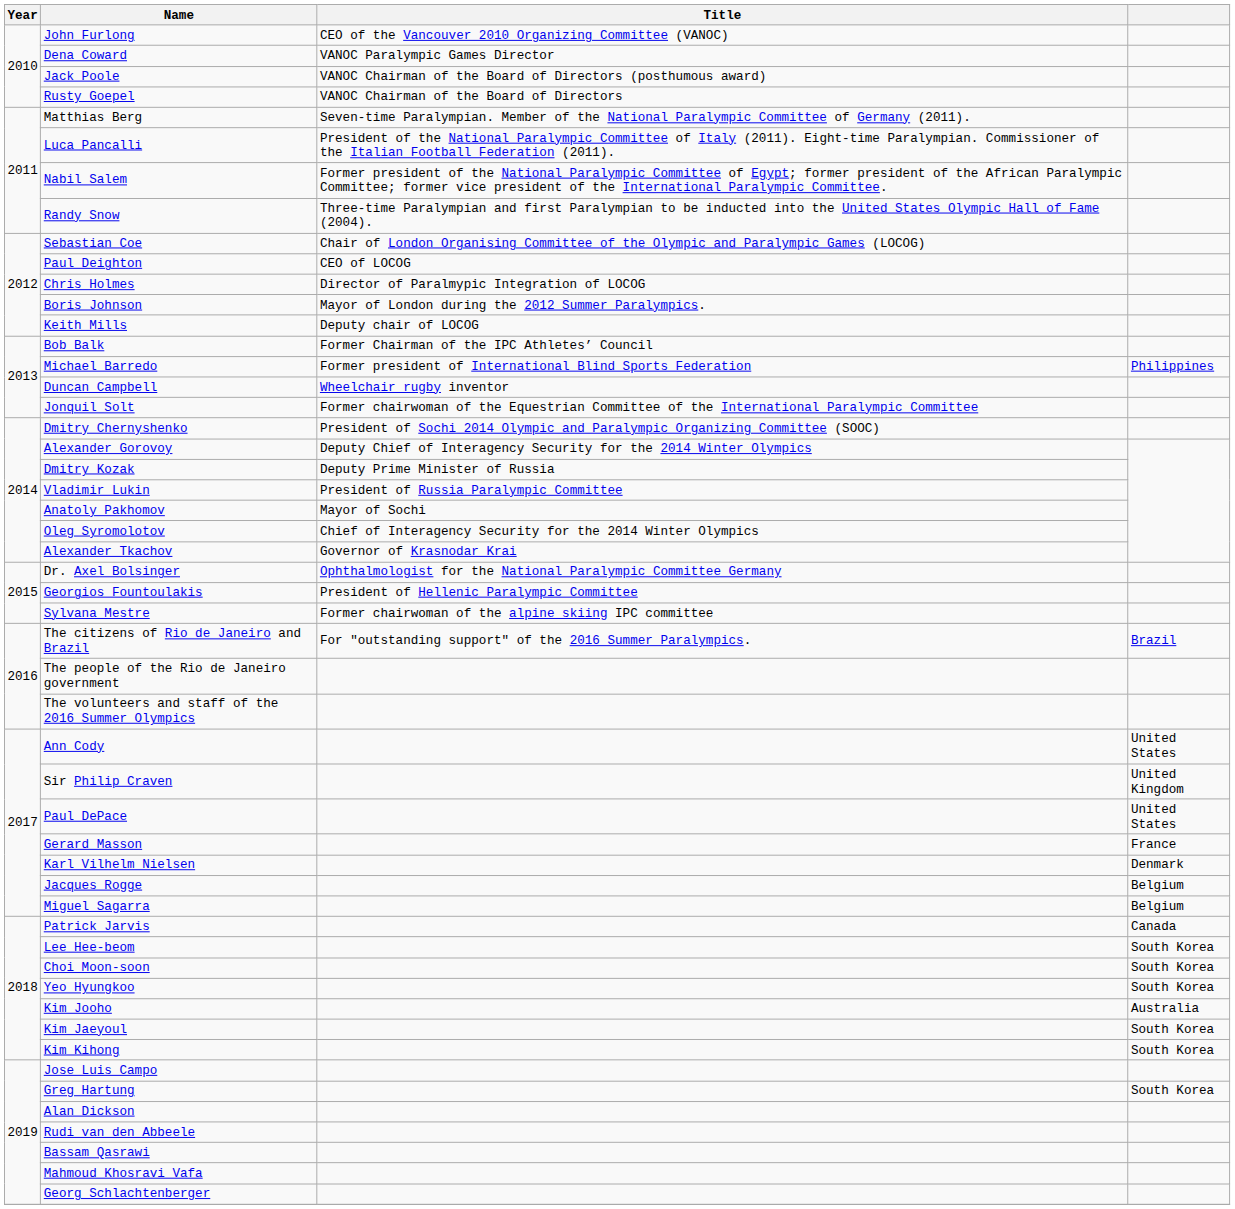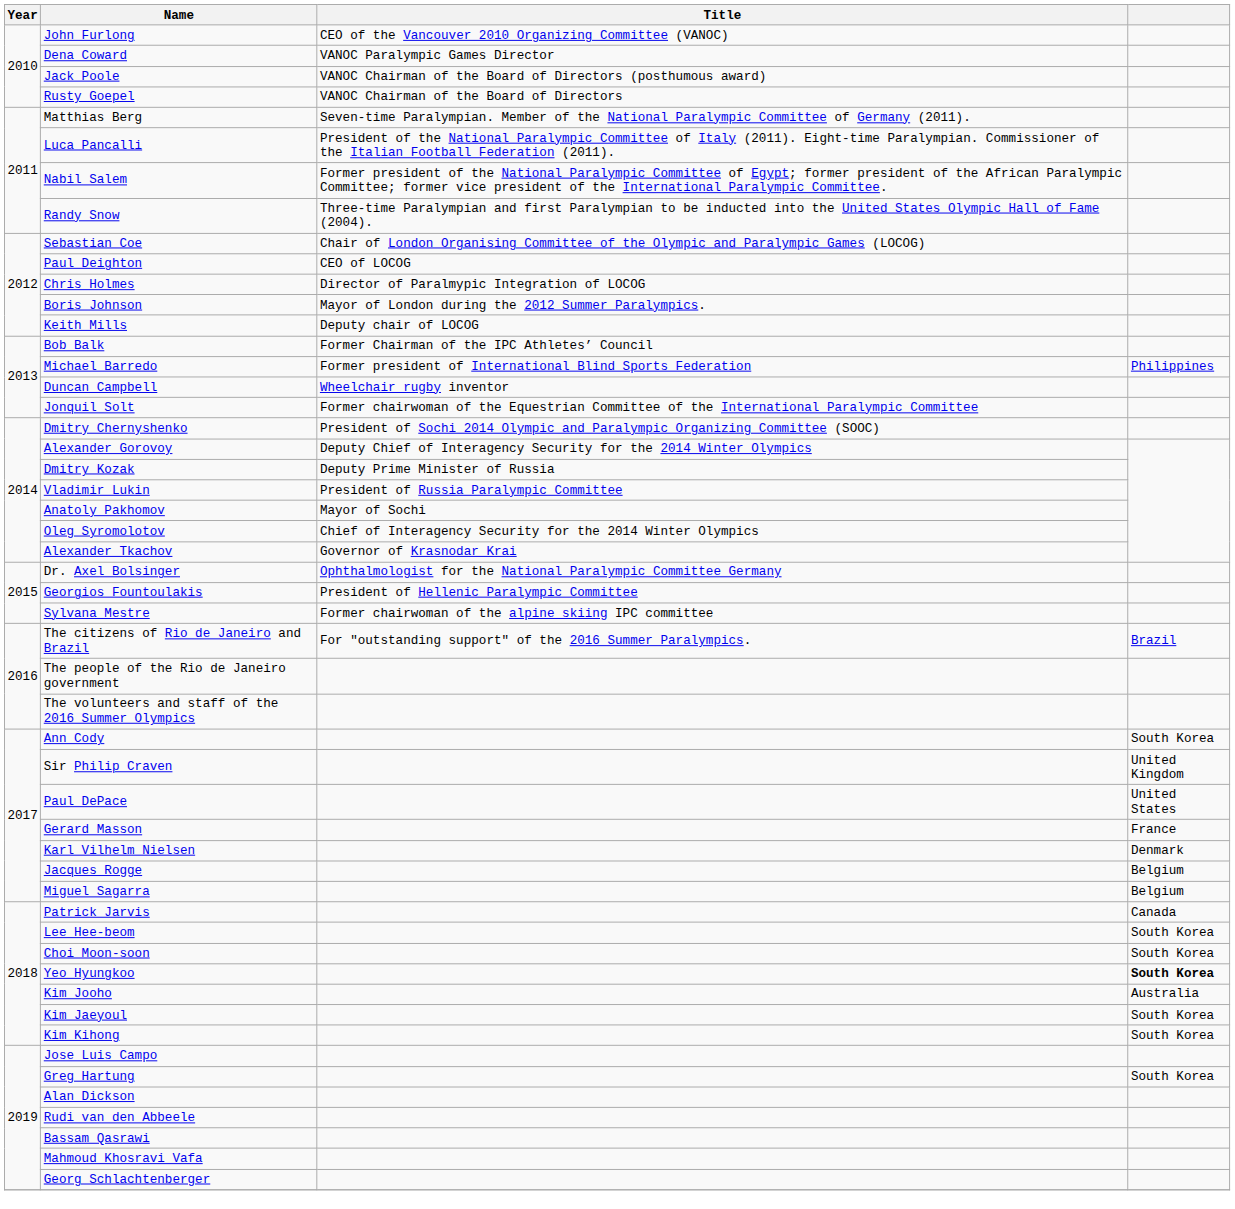(1154, 746) United States -> (1173, 739) South Korea
(1173, 988) normal -> (1173, 974) bold
